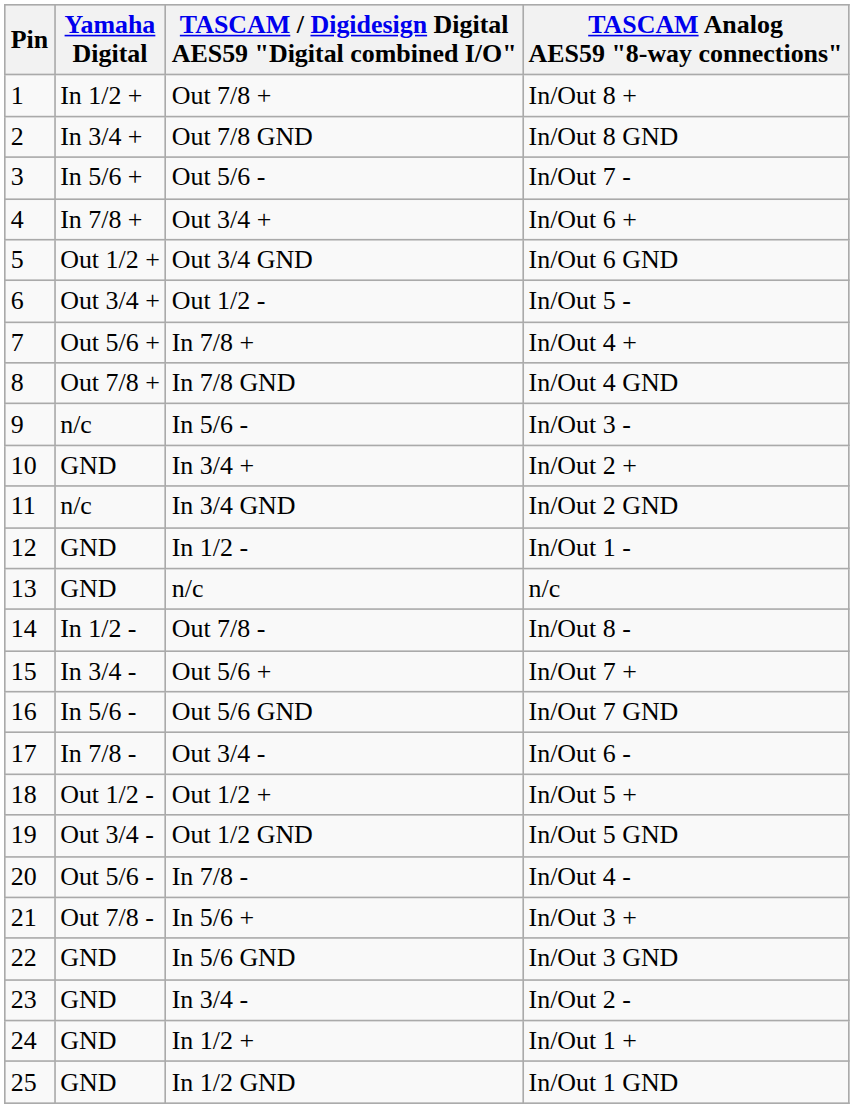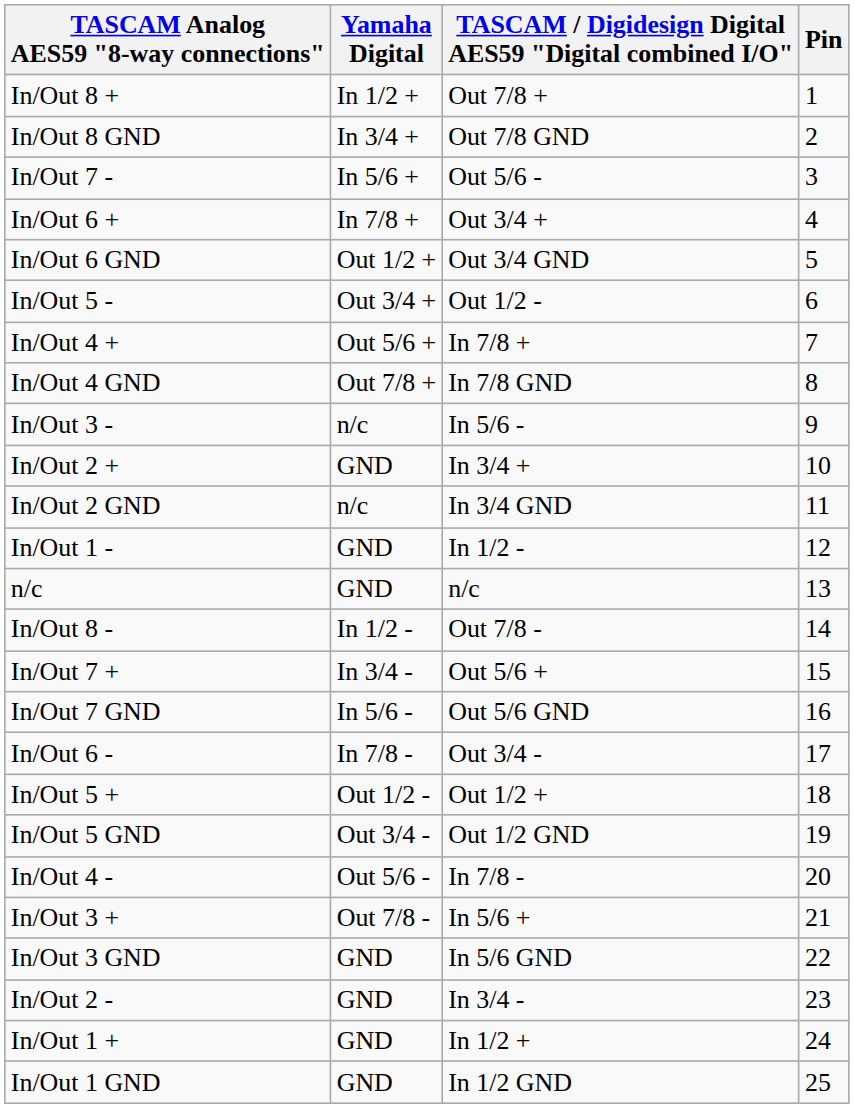columns swapped: (30, 39) <-> (686, 39)
